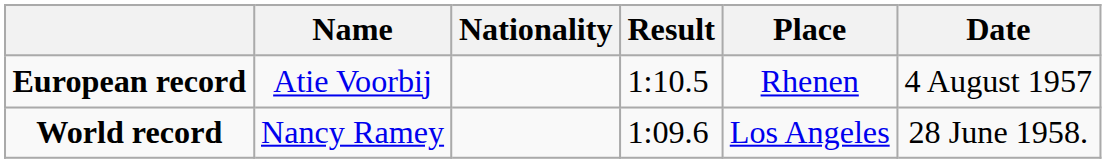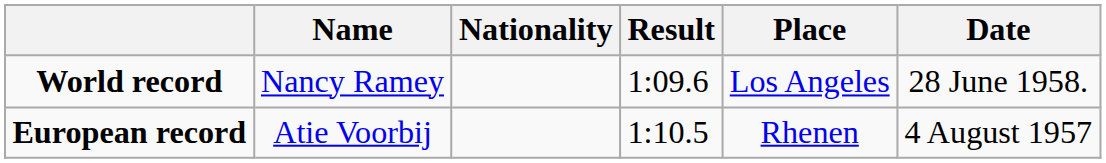rows swapped: (129, 132) <-> (129, 81)
